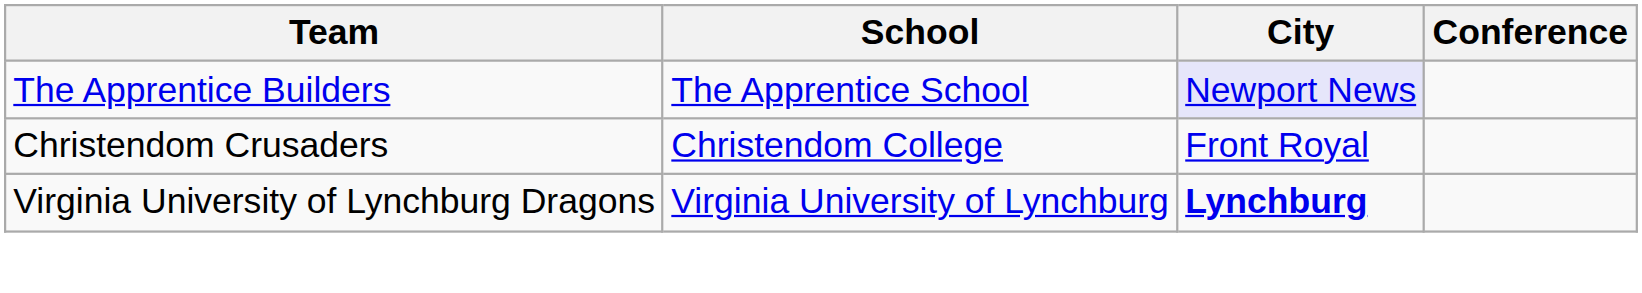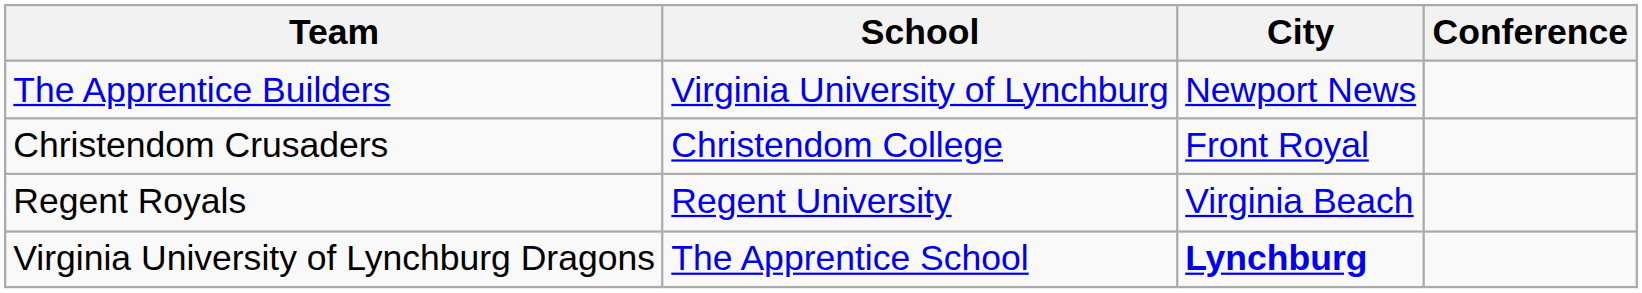(850, 88) The Apprentice School -> (920, 88) Virginia University of Lynchburg
(1301, 88) lavender background -> (1301, 88) no background
+ row: (130, 201)
(920, 201) Virginia University of Lynchburg -> (850, 257) The Apprentice School
